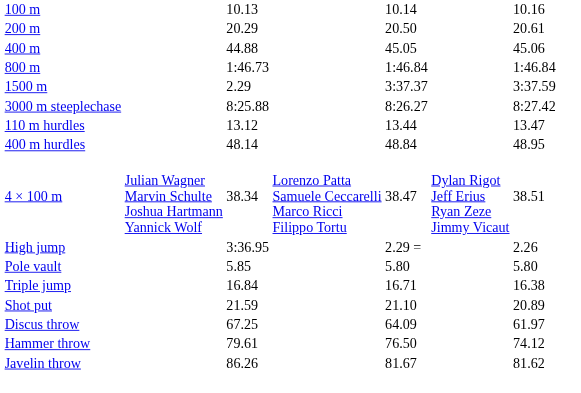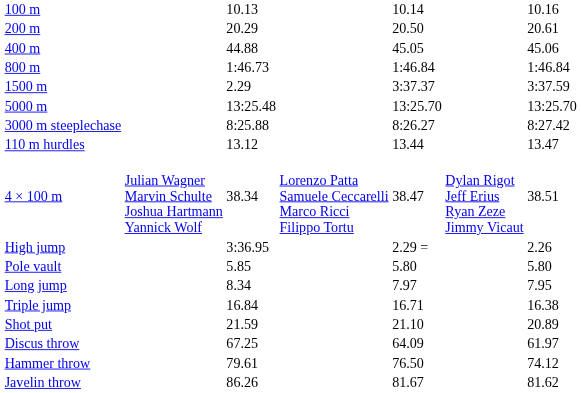+ row: (26, 106)
- row: (45, 145)
+ row: (36, 285)
